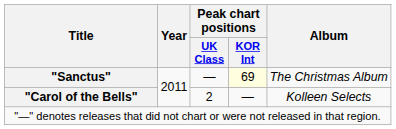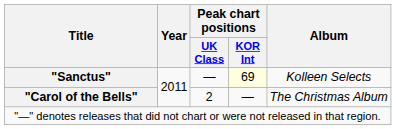(329, 77) The Christmas Album -> (329, 77) Kolleen Selects
(329, 97) Kolleen Selects -> (329, 97) The Christmas Album
